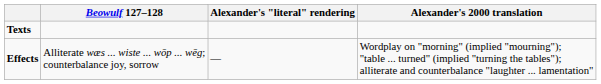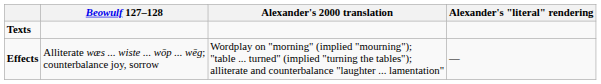columns swapped: (282, 13) <-> (477, 13)
